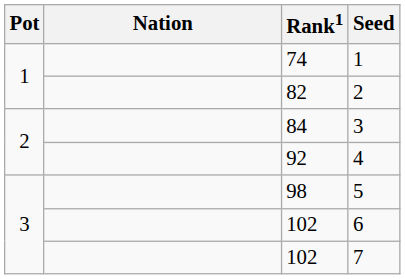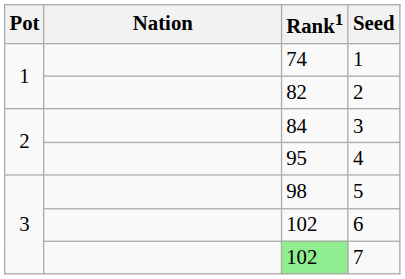(297, 158) 92 -> (297, 158) 95
(302, 257) no background -> (302, 257) lightgreen background
